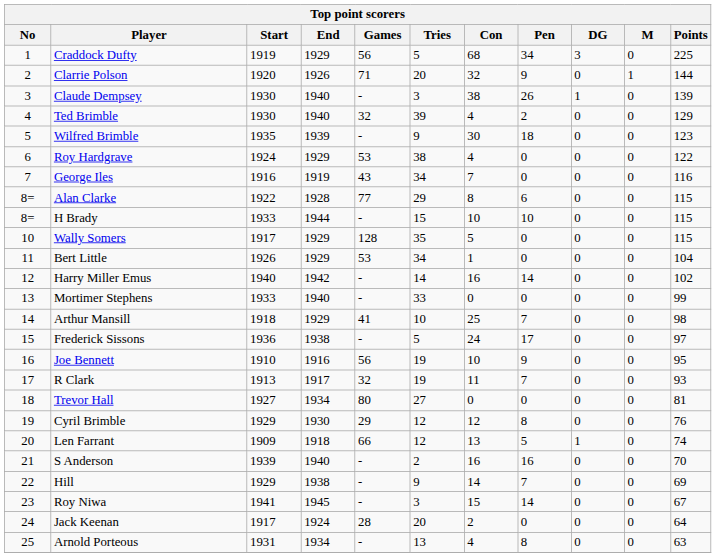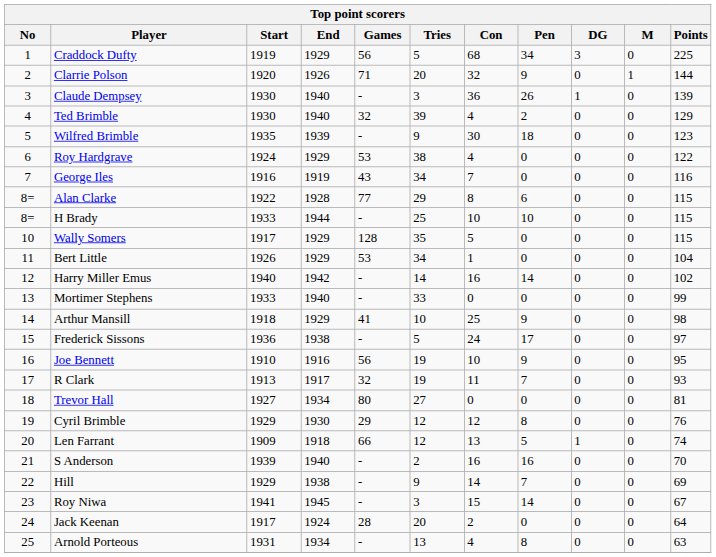(474, 95) 38 -> (474, 95) 36
(420, 217) 15 -> (420, 217) 25
(524, 319) 7 -> (524, 319) 9
